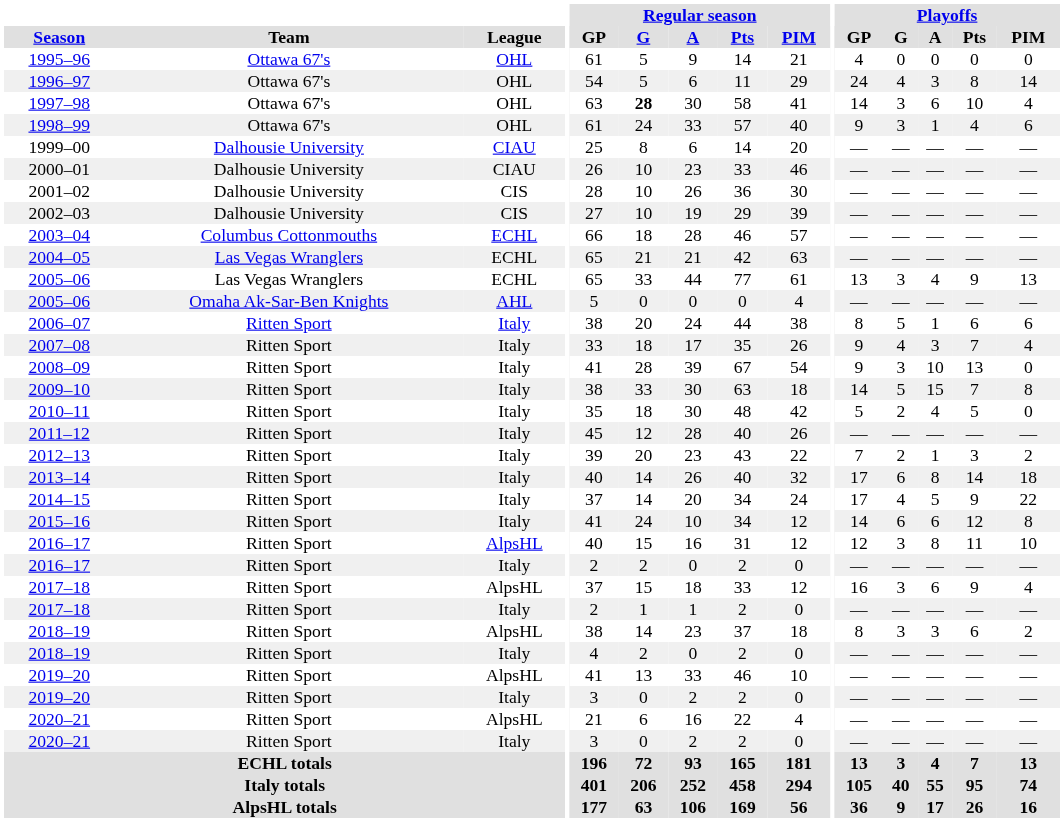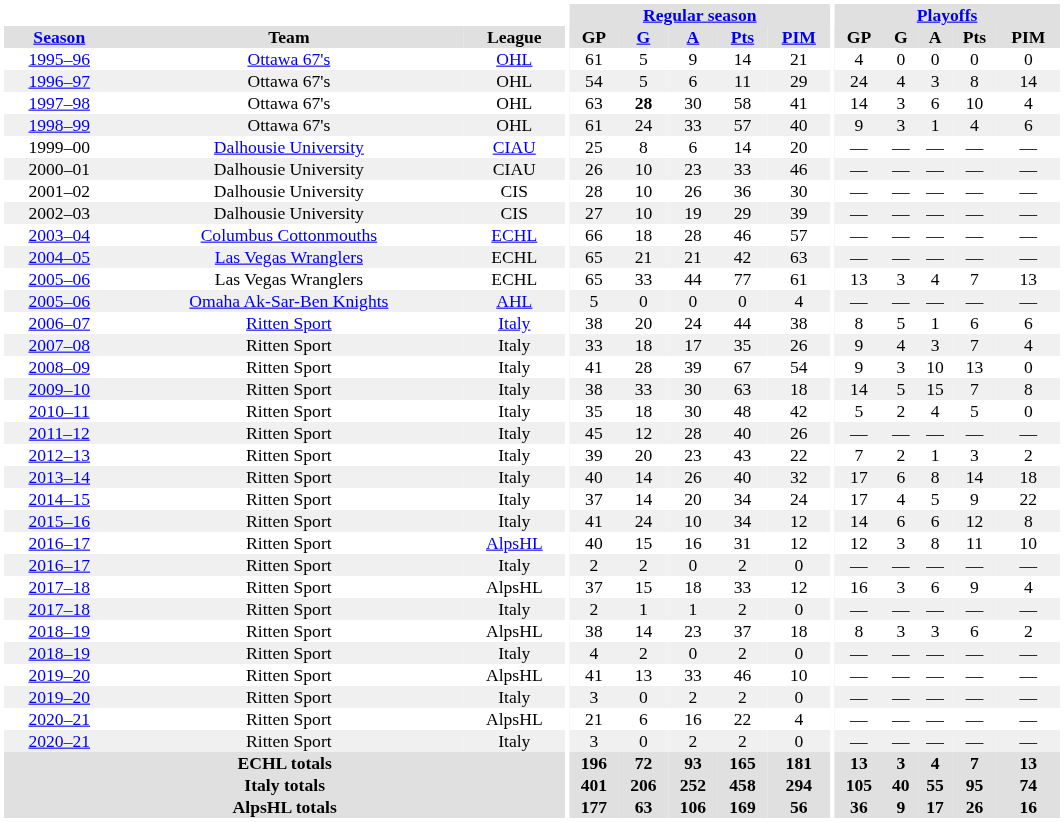(974, 278) 9 -> (974, 278) 7
